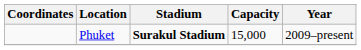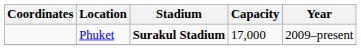(248, 34) 15,000 -> (248, 34) 17,000
